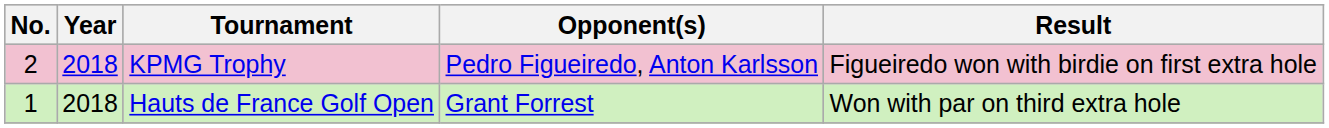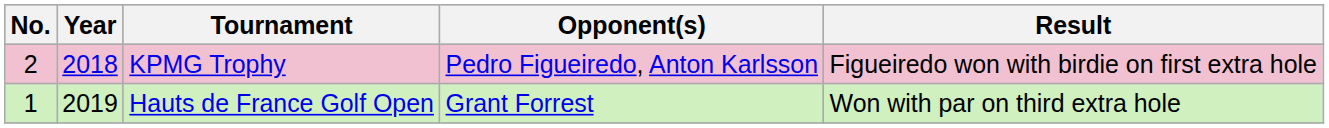(90, 104) 2018 -> (90, 104) 2019
